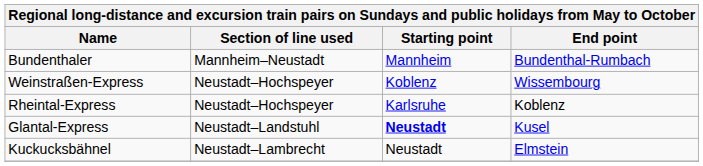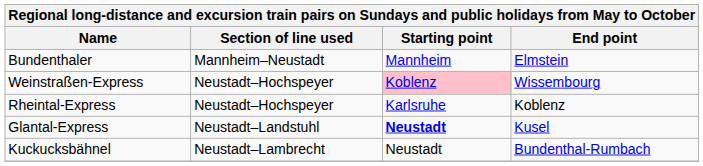(582, 60) Bundenthal-Rumbach -> (541, 60) Elmstein
(411, 82) no background -> (411, 82) pink background
(541, 149) Elmstein -> (582, 149) Bundenthal-Rumbach
